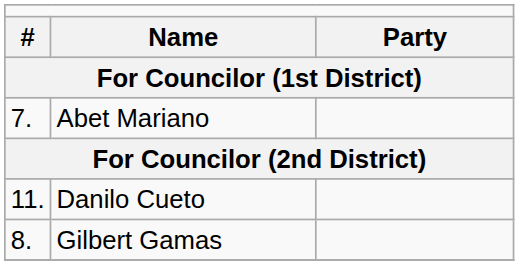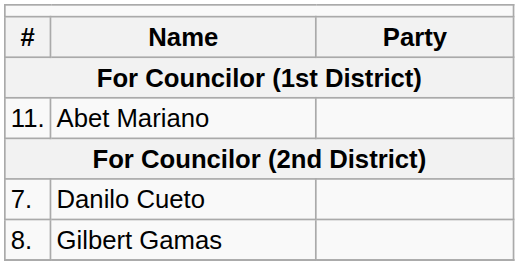(22, 119) 7. -> (28, 119) 11.
(28, 200) 11. -> (22, 200) 7.
